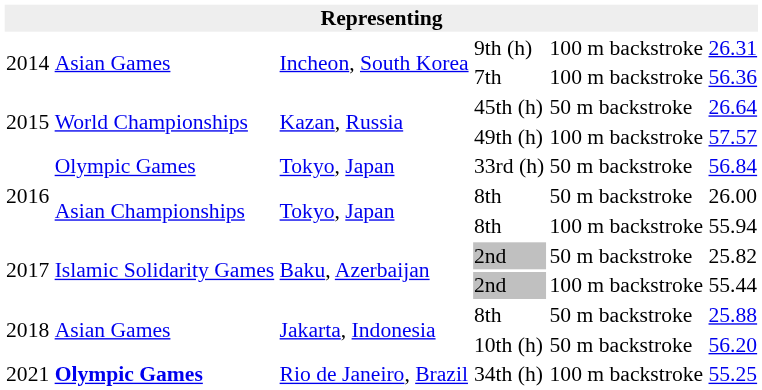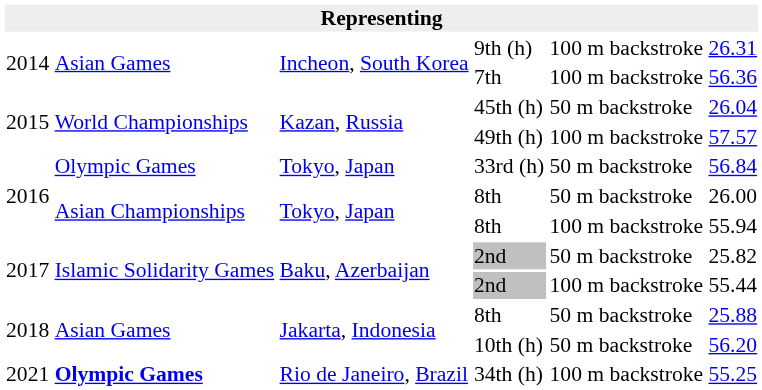(733, 107) 26.64 -> (733, 107) 26.04
